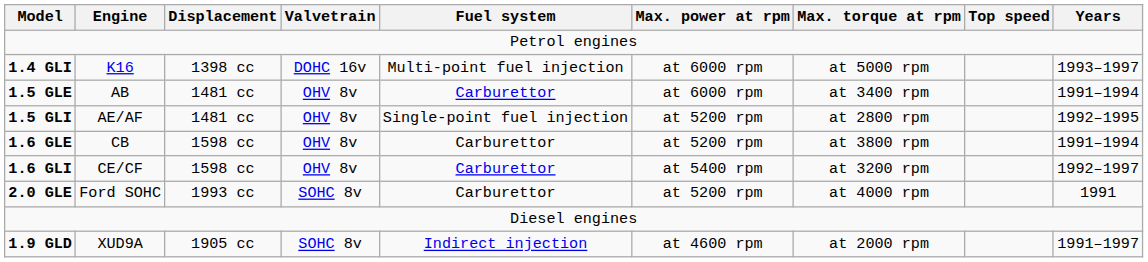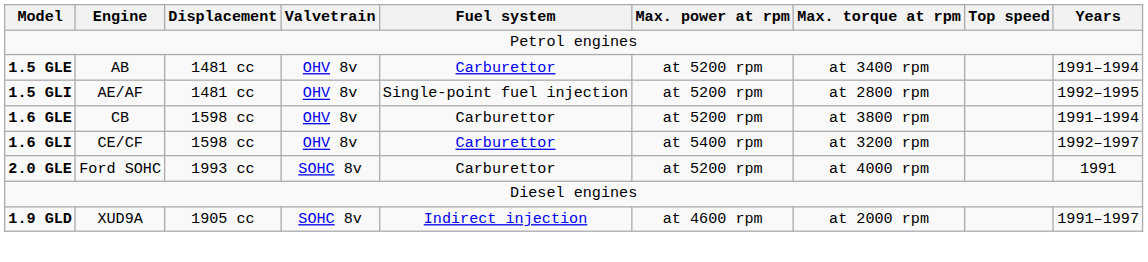- row: (40, 68)
(713, 93) at 6000 rpm -> (713, 68) at 5200 rpm
